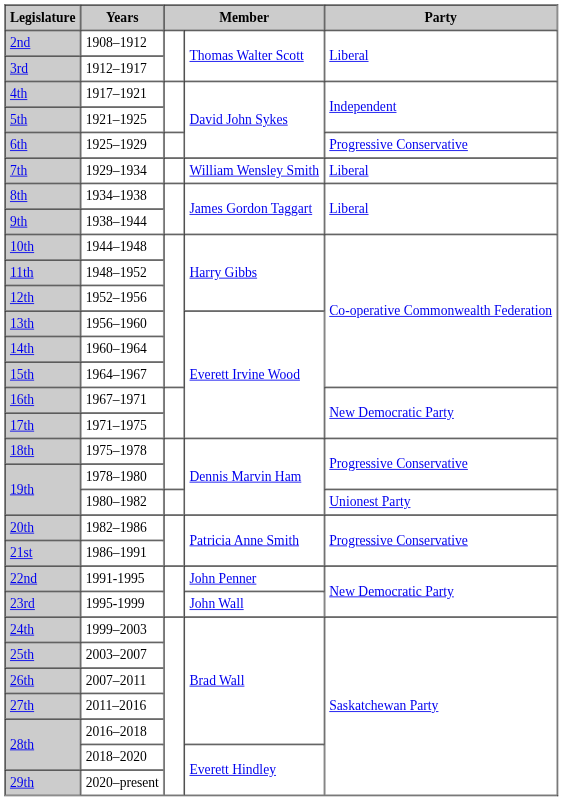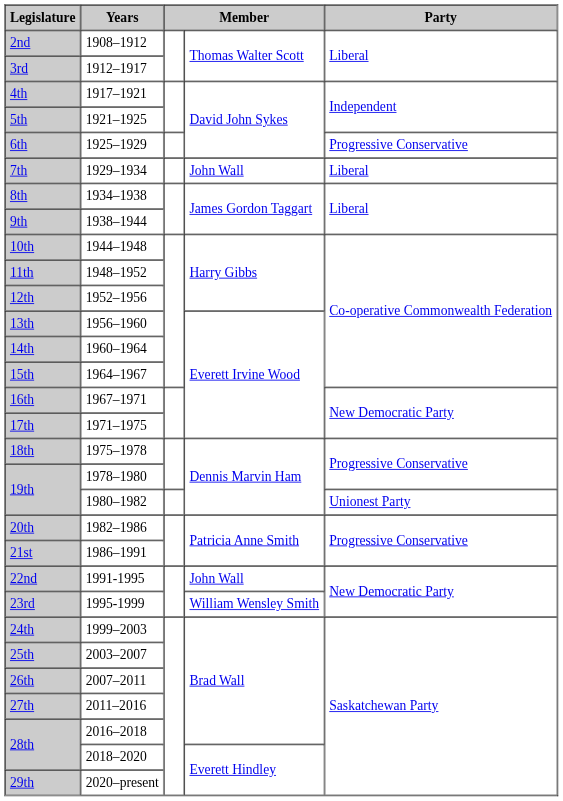(254, 170) William Wensley Smith -> (217, 170) John Wall
(223, 578) John Penner -> (217, 578) John Wall
(217, 604) John Wall -> (254, 604) William Wensley Smith
